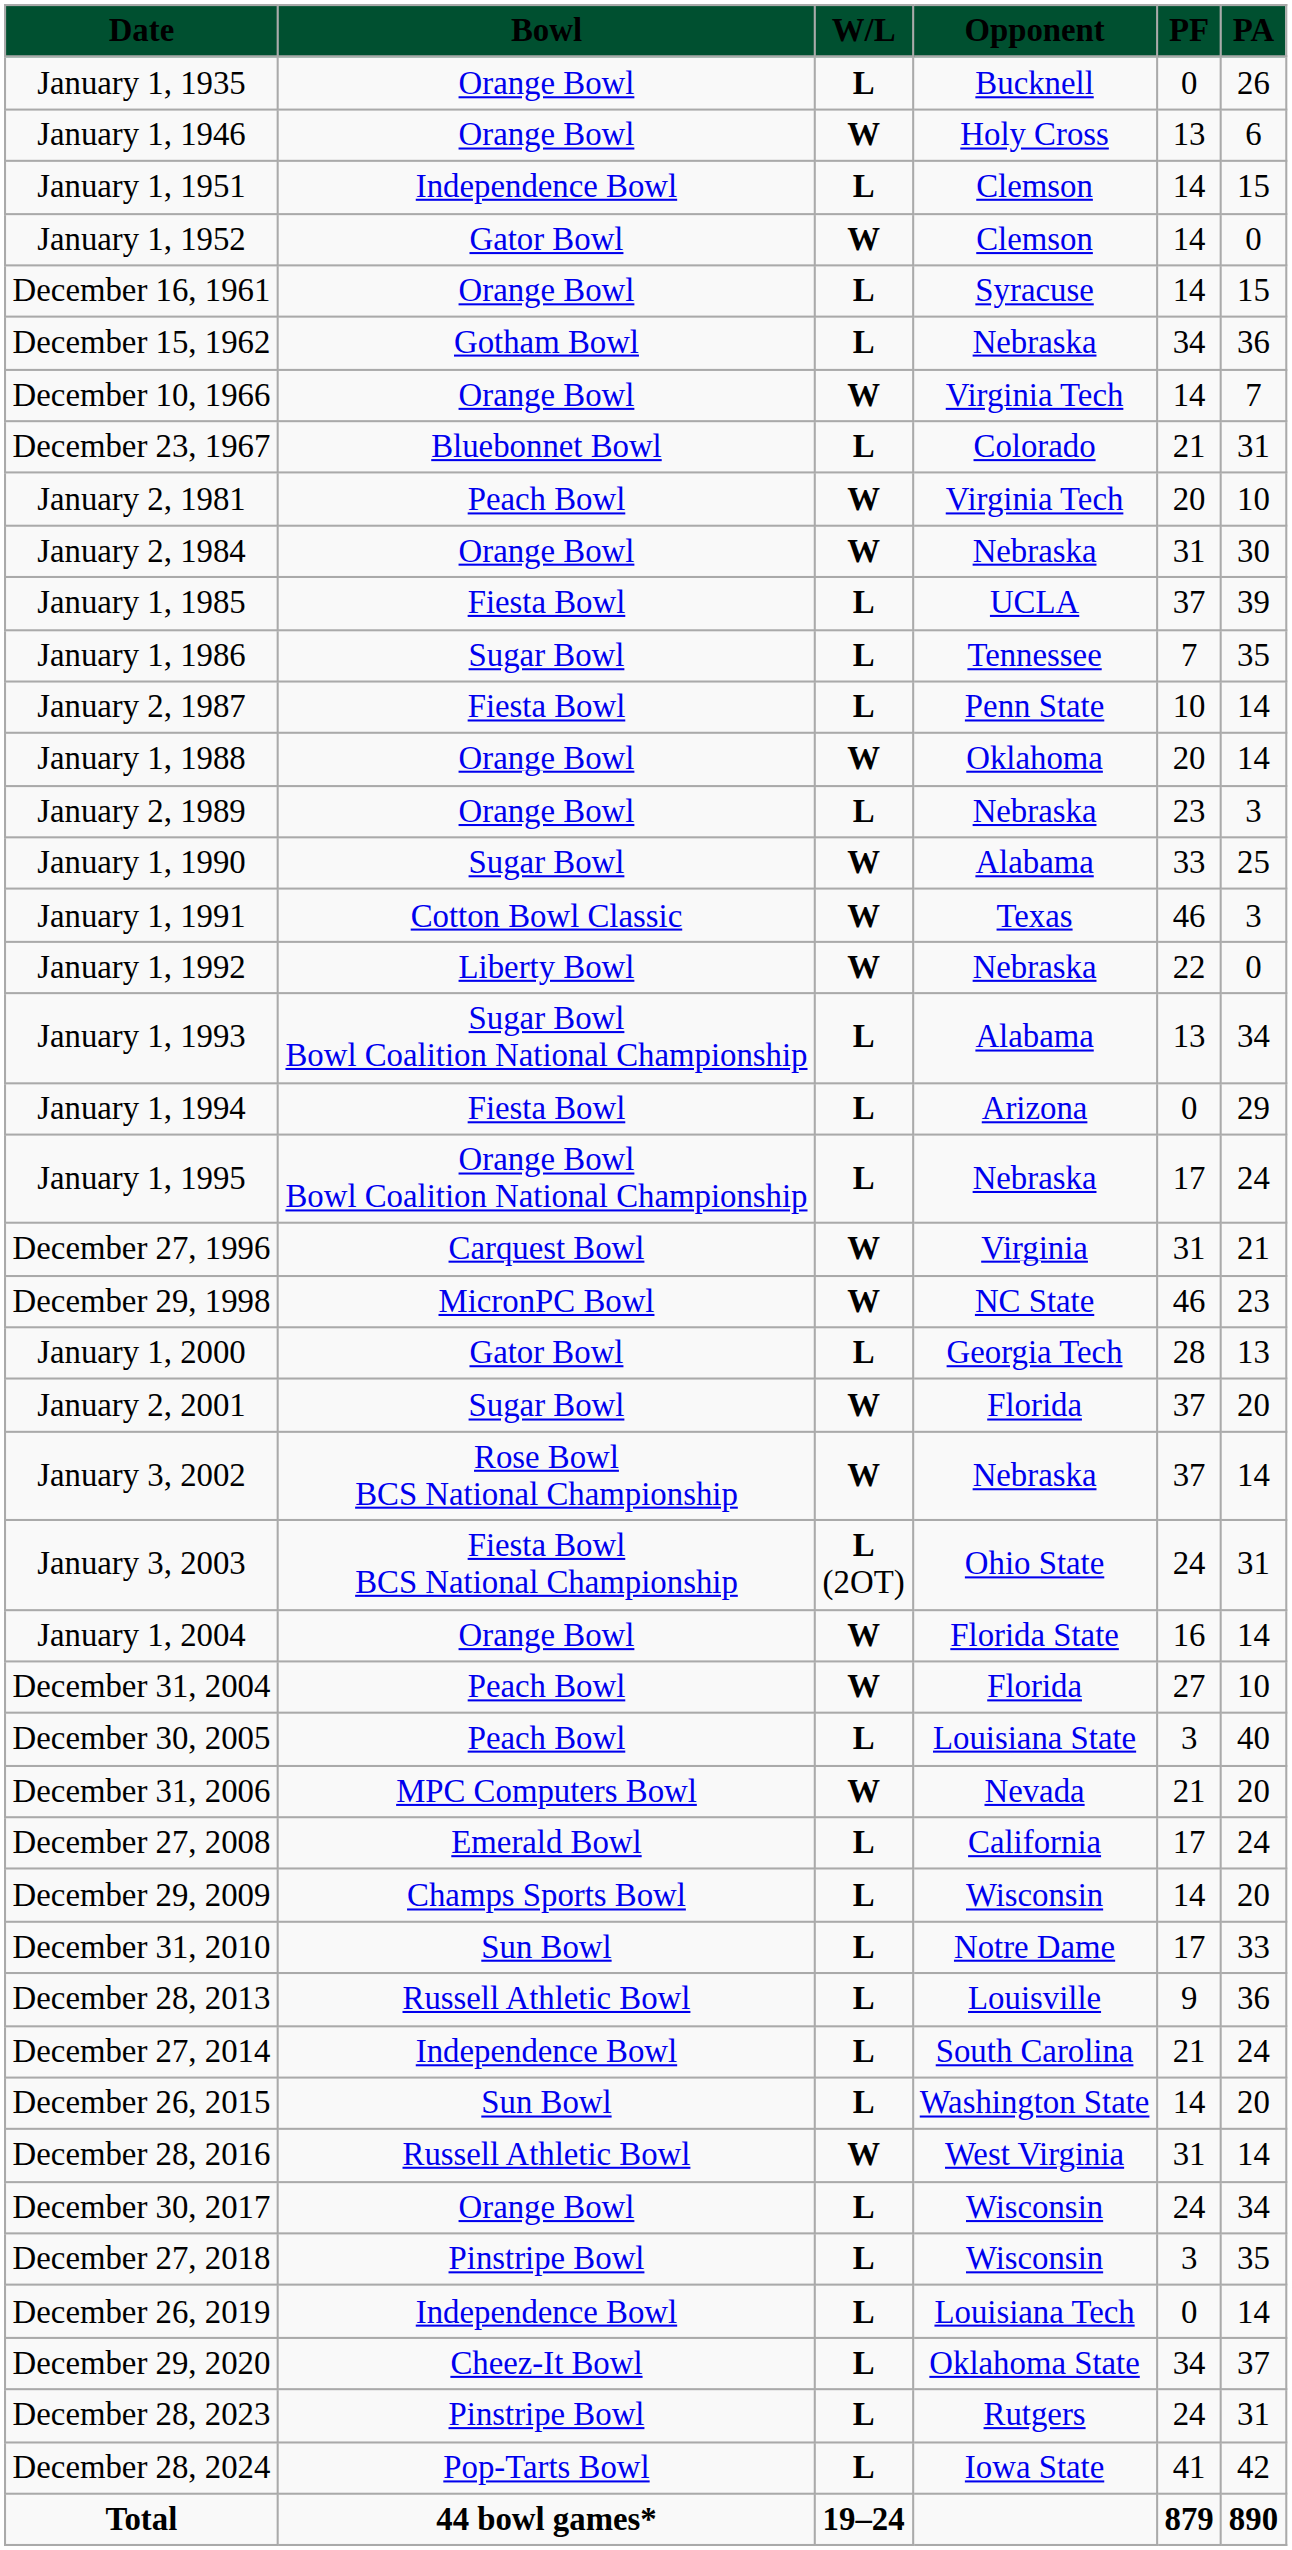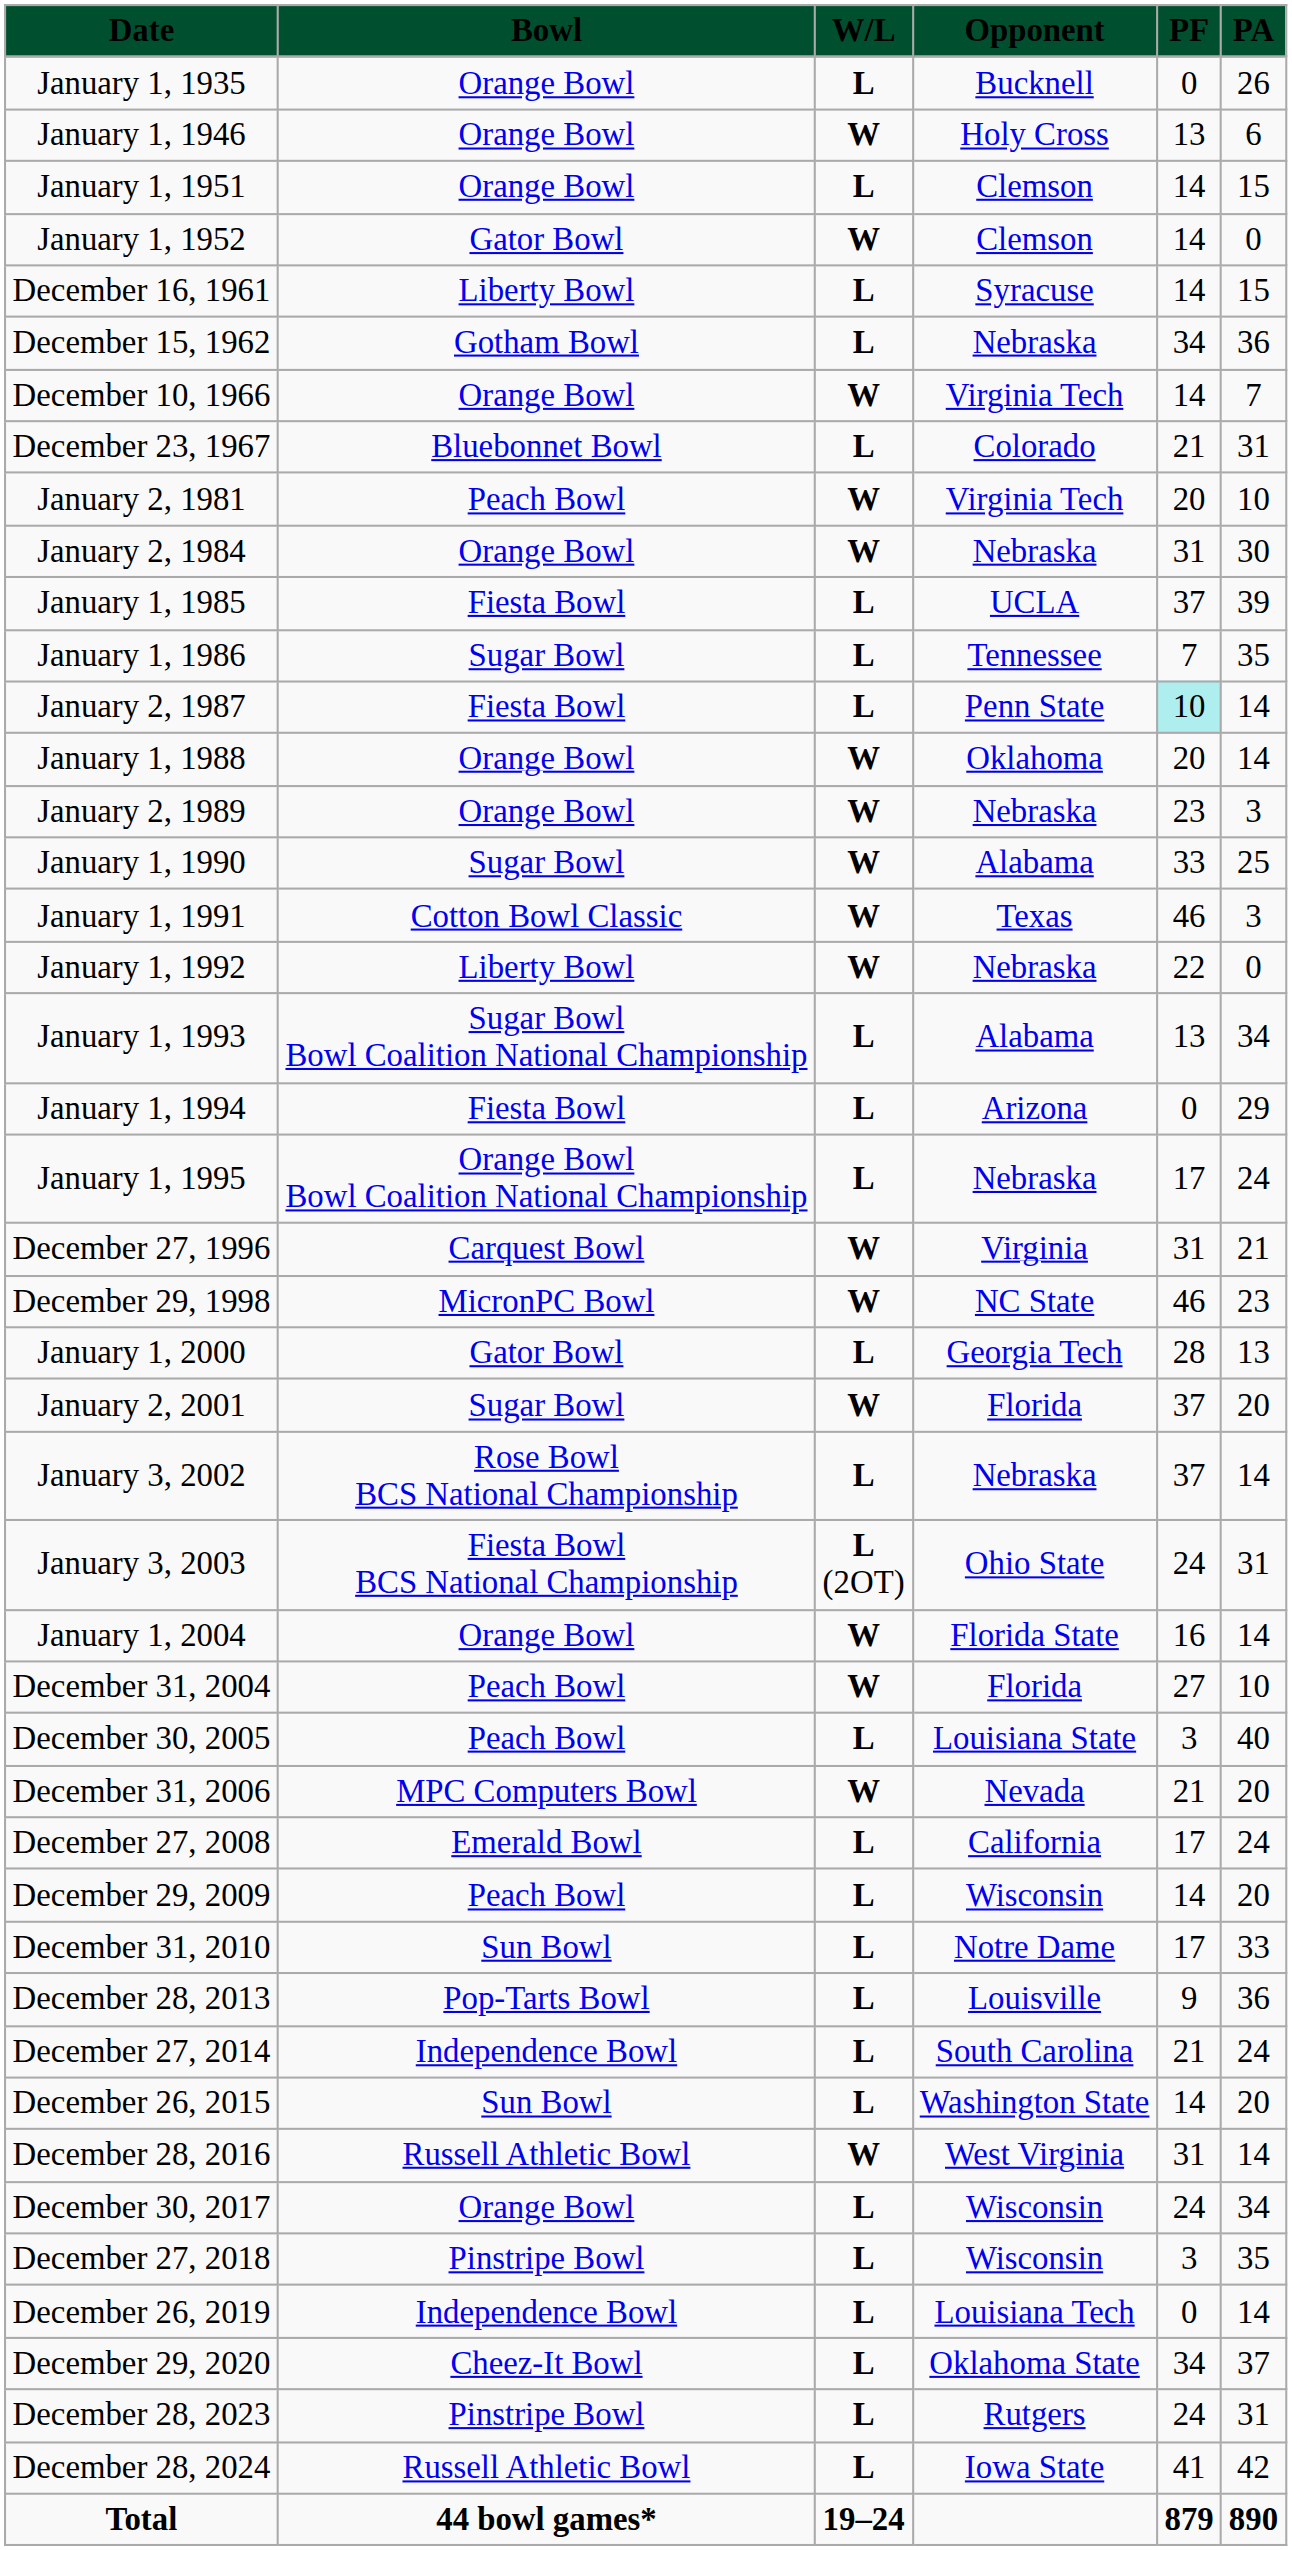(546, 186) Independence Bowl -> (546, 186) Orange Bowl
(546, 290) Orange Bowl -> (546, 290) Liberty Bowl
(1189, 706) no background -> (1189, 706) paleturquoise background
(864, 810) L -> (864, 810) W
(864, 1475) W -> (864, 1475) L
(546, 1894) Champs Sports Bowl -> (546, 1894) Peach Bowl
(546, 1998) Russell Athletic Bowl -> (546, 1998) Pop-Tarts Bowl
(546, 2466) Pop-Tarts Bowl -> (546, 2466) Russell Athletic Bowl
